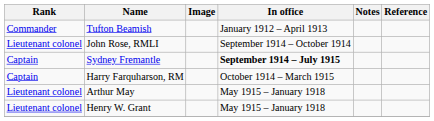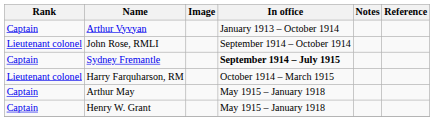- row: (119, 28)
+ row: (117, 28)
(22, 76) Captain -> (44, 76) Lieutenant colonel
(44, 92) Lieutenant colonel -> (22, 92) Captain
(44, 108) Lieutenant colonel -> (22, 108) Captain
